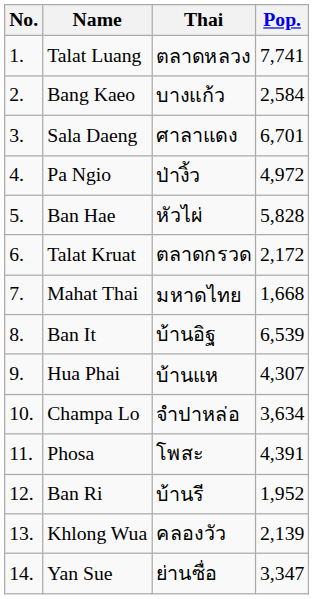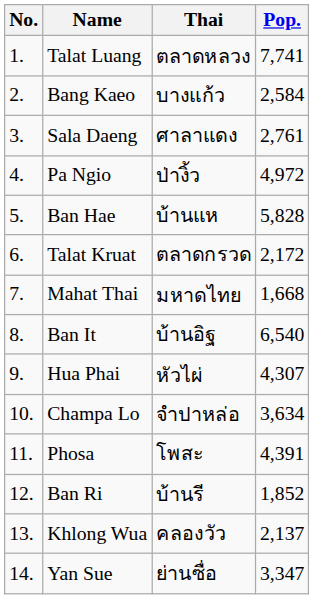(282, 135) 6,701 -> (282, 135) 2,761
(179, 215) หัวไผ่ -> (188, 215) บ้านแห
(282, 334) 6,539 -> (282, 334) 6,540
(188, 374) บ้านแห -> (179, 374) หัวไผ่
(282, 493) 1,952 -> (282, 493) 1,852
(282, 533) 2,139 -> (282, 533) 2,137
